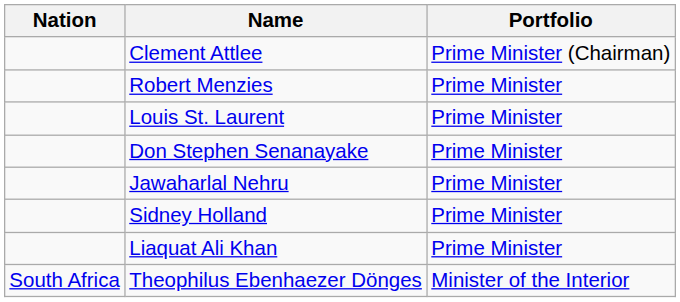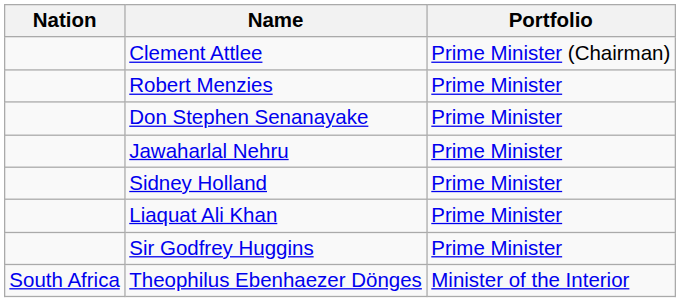- row: (207, 118)
+ row: (221, 248)
